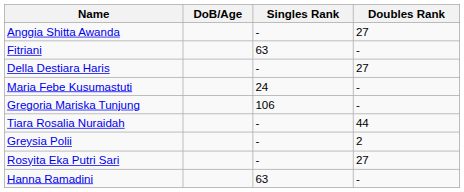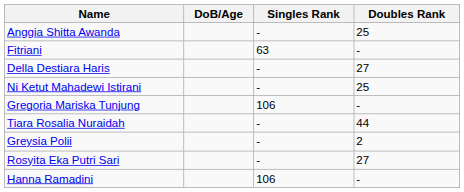(362, 32) 27 -> (363, 32) 25
- row: (70, 87)
+ row: (74, 87)
(262, 178) 63 -> (266, 178) 106
